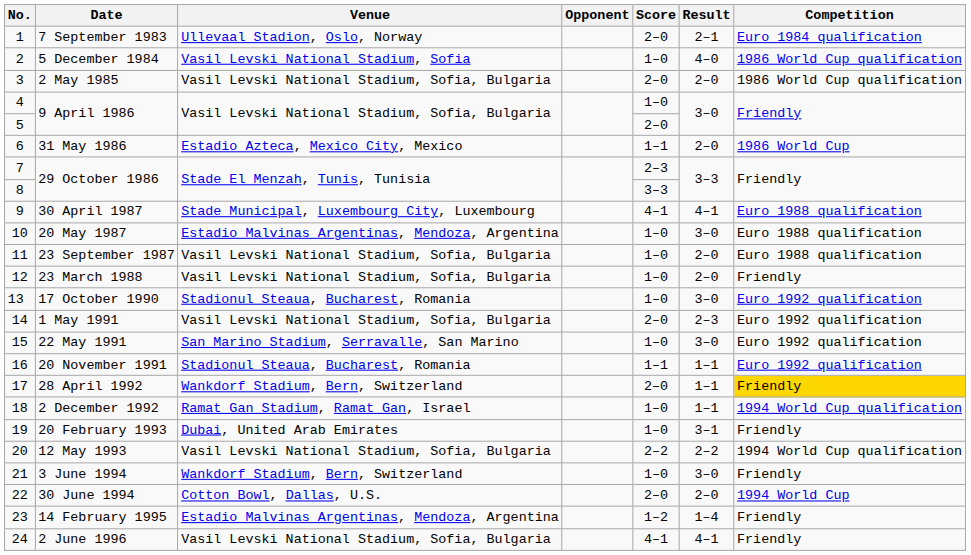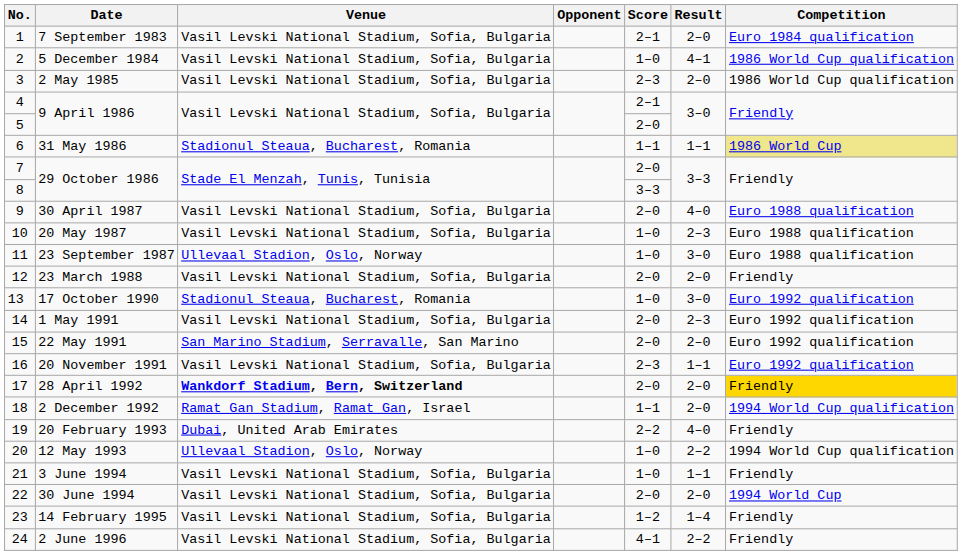(302, 37) Ullevaal Stadion, Oslo, Norway -> (366, 37) Vasil Levski National Stadium, Sofia, Bulgaria
(656, 37) 2–0 -> (648, 37) 2–1
(707, 37) 2–1 -> (698, 37) 2–0
(326, 59) Vasil Levski National Stadium, Sofia -> (366, 59) Vasil Levski National Stadium, Sofia, Bulgaria
(707, 59) 4–0 -> (698, 59) 4–1
(656, 81) 2–0 -> (648, 81) 2–3
(656, 103) 1–0 -> (648, 103) 2–1
(322, 146) Estadio Azteca, Mexico City, Mexico -> (326, 146) Stadionul Steaua, Bucharest, Romania
(707, 146) 2–0 -> (698, 146) 1–1
(793, 146) no background -> (785, 146) khaki background
(656, 168) 2–3 -> (648, 168) 2–0
(358, 212) Stade Municipal, Luxembourg City, Luxembourg -> (366, 212) Vasil Levski National Stadium, Sofia, Bulgaria
(656, 212) 4–1 -> (648, 212) 2–0
(707, 212) 4–1 -> (698, 212) 4–0
(370, 234) Estadio Malvinas Argentinas, Mendoza, Argentina -> (366, 234) Vasil Levski National Stadium, Sofia, Bulgaria
(707, 234) 3–0 -> (698, 234) 2–3
(366, 255) Vasil Levski National Stadium, Sofia, Bulgaria -> (302, 255) Ullevaal Stadion, Oslo, Norway
(707, 255) 2–0 -> (698, 255) 3–0
(656, 277) 1–0 -> (648, 277) 2–0
(656, 343) 1–0 -> (648, 343) 2–0
(707, 343) 3–0 -> (698, 343) 2–0
(326, 365) Stadionul Steaua, Bucharest, Romania -> (366, 365) Vasil Levski National Stadium, Sofia, Bulgaria
(656, 365) 1–1 -> (648, 365) 2–3
(322, 386) normal -> (322, 386) bold
(707, 386) 1–1 -> (698, 386) 2–0
(656, 408) 1–0 -> (648, 408) 1–1
(707, 408) 1–1 -> (698, 408) 2–0
(656, 430) 1–0 -> (648, 430) 2–2
(707, 430) 3–1 -> (698, 430) 4–0
(366, 452) Vasil Levski National Stadium, Sofia, Bulgaria -> (302, 452) Ullevaal Stadion, Oslo, Norway
(656, 452) 2–2 -> (648, 452) 1–0
(322, 474) Wankdorf Stadium, Bern, Switzerland -> (366, 474) Vasil Levski National Stadium, Sofia, Bulgaria
(707, 474) 3–0 -> (698, 474) 1–1
(282, 496) Cotton Bowl, Dallas, U.S. -> (366, 496) Vasil Levski National Stadium, Sofia, Bulgaria
(370, 517) Estadio Malvinas Argentinas, Mendoza, Argentina -> (366, 517) Vasil Levski National Stadium, Sofia, Bulgaria
(707, 539) 4–1 -> (698, 539) 2–2
